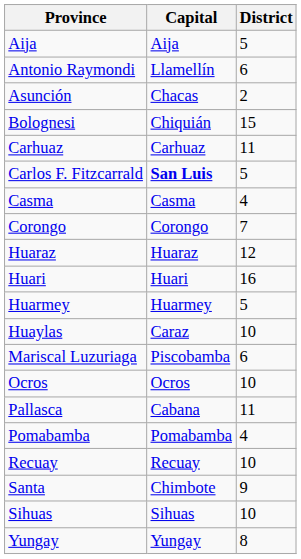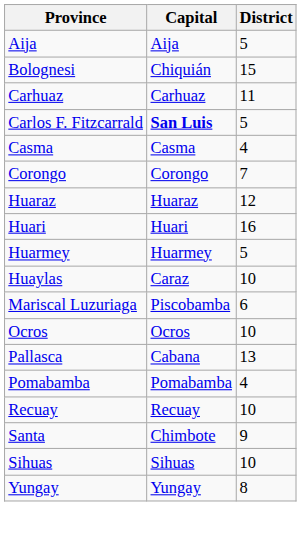- row: (72, 69)
- row: (40, 95)
(248, 409) 11 -> (248, 357) 13
